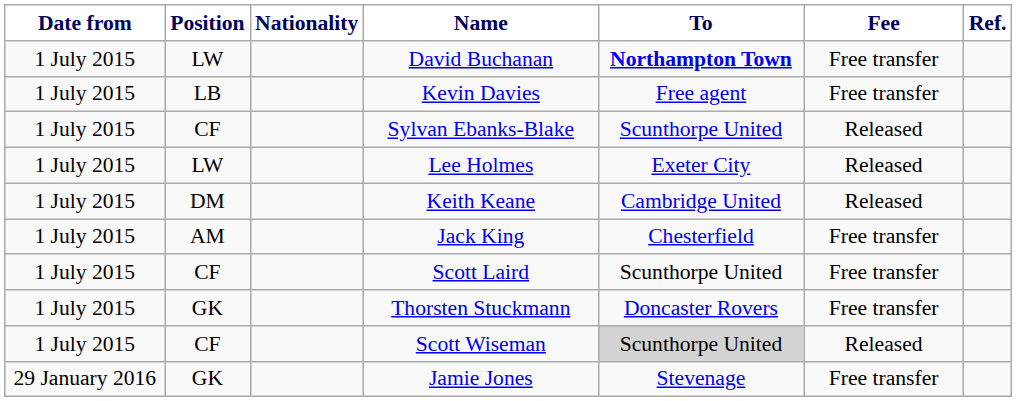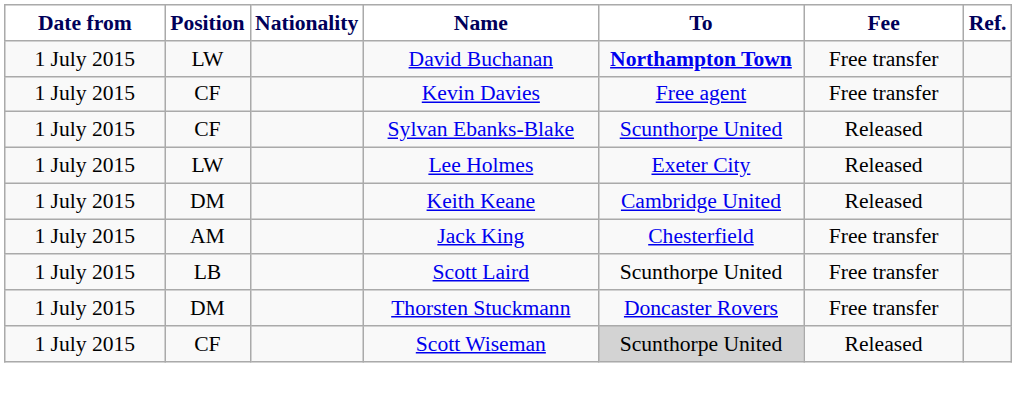(207, 93) LB -> (207, 93) CF
(207, 272) CF -> (207, 272) LB
(207, 307) GK -> (207, 307) DM
- row: (481, 378)
